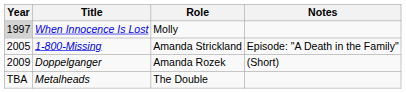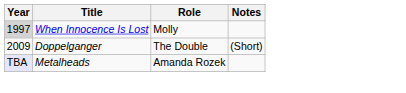- row: (68, 46)
(189, 63) Amanda Rozek -> (181, 46) The Double
(17, 79) no background -> (17, 63) lavender background
(181, 79) The Double -> (189, 63) Amanda Rozek
